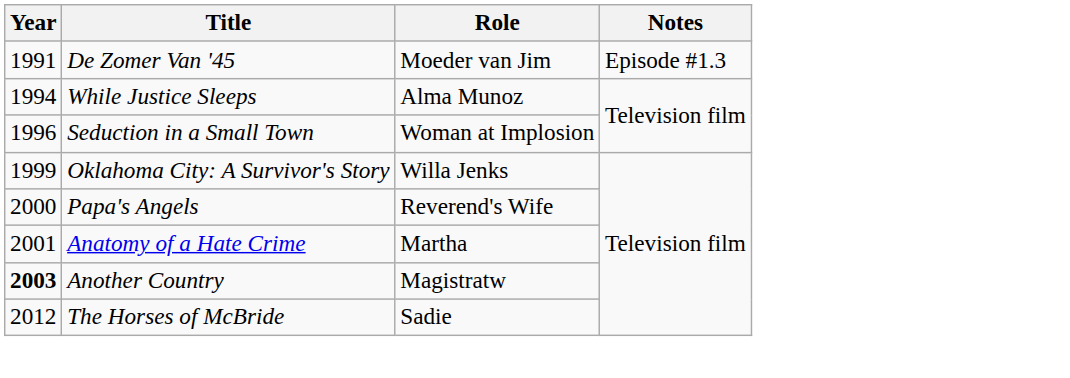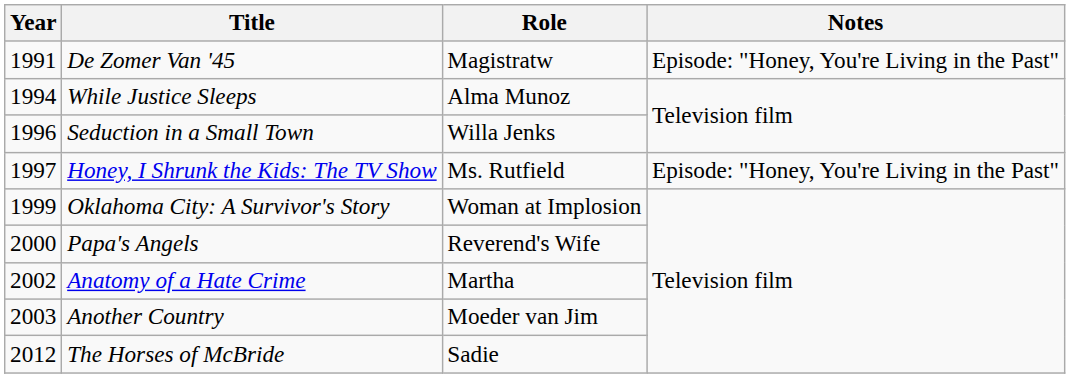(476, 59) Moeder van Jim -> (500, 59) Magistratw
(666, 59) Episode #1.3 -> (856, 59) Episode: "Honey, You're Living in the Past"
(497, 133) Woman at Implosion -> (501, 133) Willa Jenks
+ row: (252, 170)
(454, 170) Willa Jenks -> (544, 206) Woman at Implosion
(33, 243) 2001 -> (33, 280) 2002
(33, 280) bold -> (33, 317) normal
(453, 280) Magistratw -> (523, 317) Moeder van Jim
